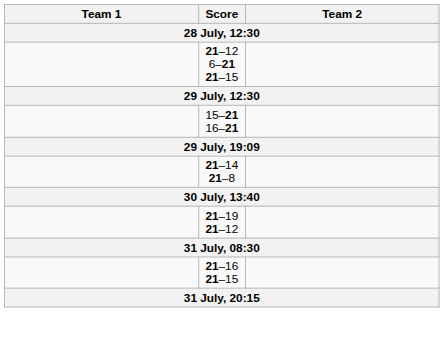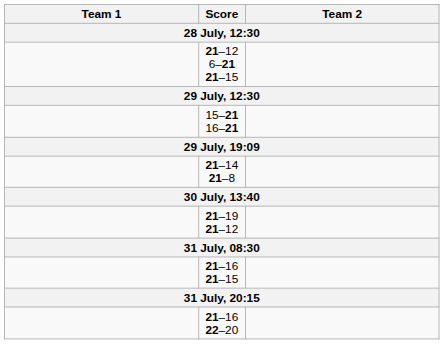+ row: (222, 323)
